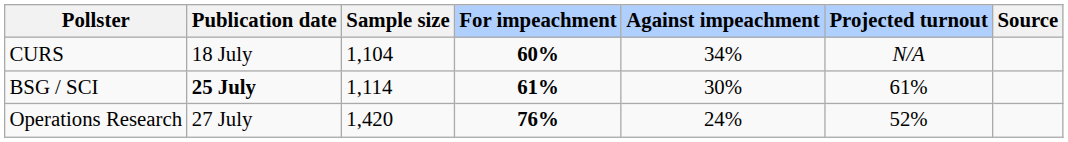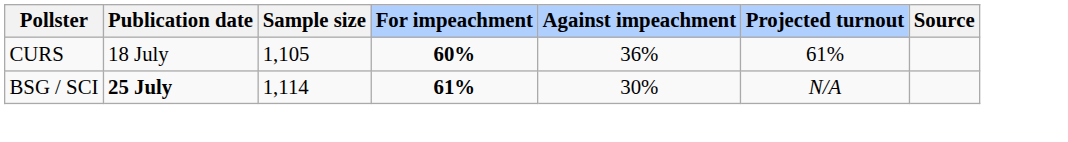(370, 53) 1,104 -> (286, 53) 1,105
(723, 53) 34% -> (639, 53) 36%
(909, 53) N/A -> (825, 53) 61%
(909, 86) 61% -> (825, 86) N/A
- row: (96, 119)
